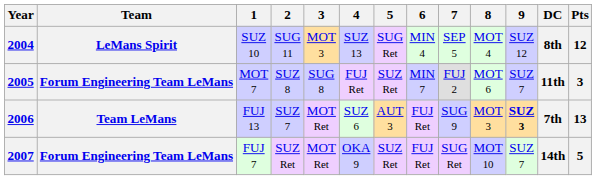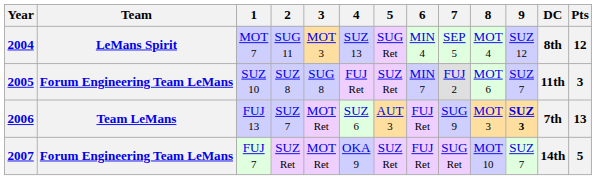(254, 45) SUZ 10 -> (254, 45) MOT 7
(254, 82) MOT 7 -> (254, 82) SUZ 10
